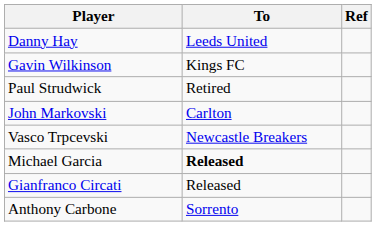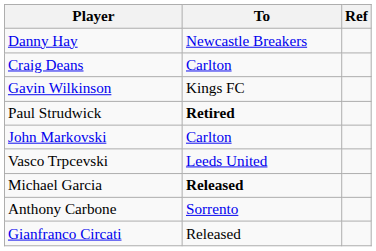(227, 40) Leeds United -> (247, 40) Newcastle Breakers
+ row: (46, 64)
(208, 88) normal -> (210, 112) bold
(247, 137) Newcastle Breakers -> (227, 161) Leeds United
rows swapped: (65, 185) <-> (62, 209)
